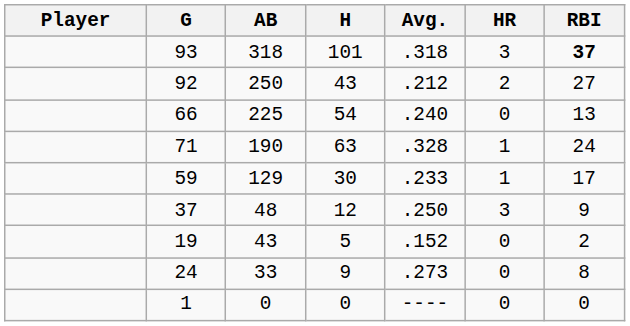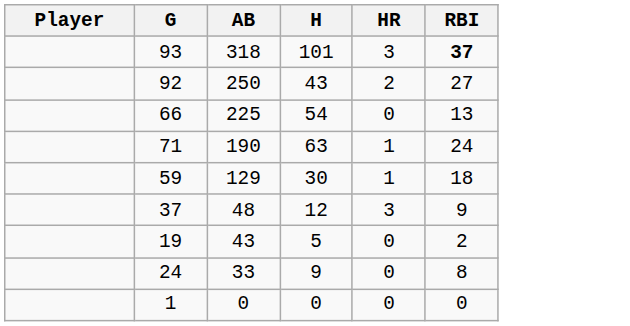- column: (425, 21)
(584, 178) 17 -> (462, 178) 18
